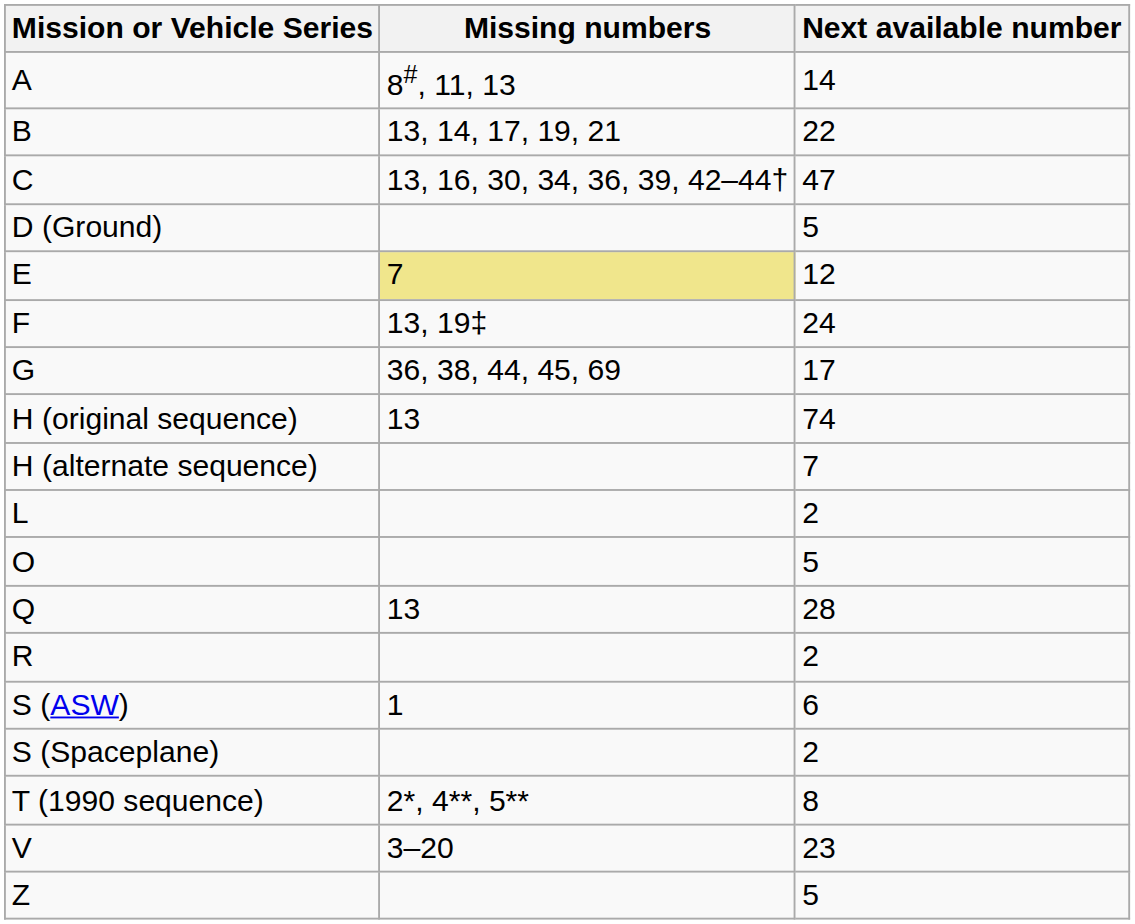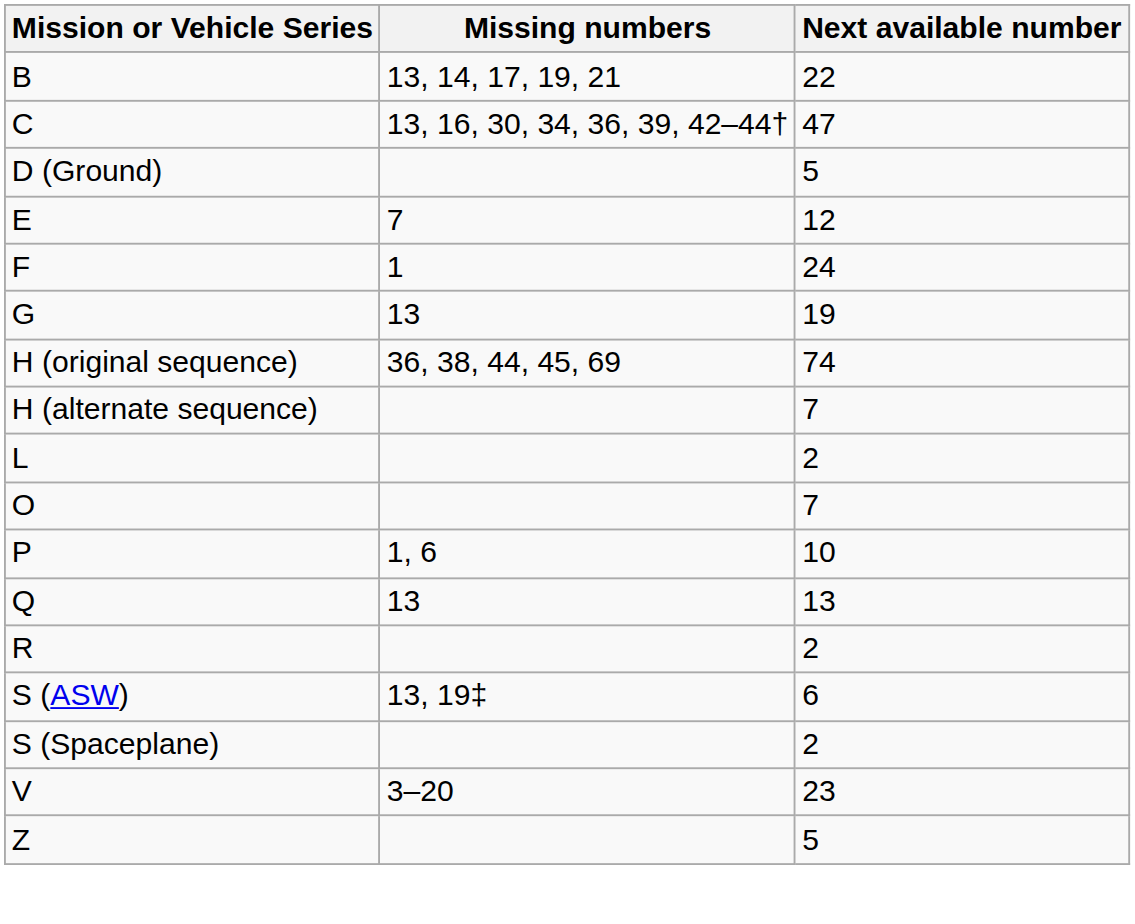- row: (22, 80)
(395, 275) khaki background -> (395, 219) no background
(437, 322) 13, 19‡ -> (395, 266) 1
(504, 370) 36, 38, 44, 45, 69 -> (404, 314) 13
(819, 370) 17 -> (819, 314) 19
(404, 418) 13 -> (504, 362) 36, 38, 44, 45, 69
(811, 561) 5 -> (811, 505) 7
+ row: (22, 553)
(819, 608) 28 -> (819, 600) 13
(395, 704) 1 -> (437, 696) 13, 19‡
- row: (138, 799)
